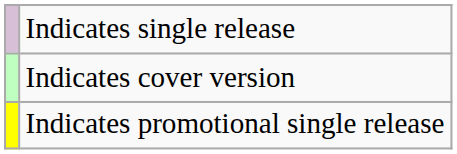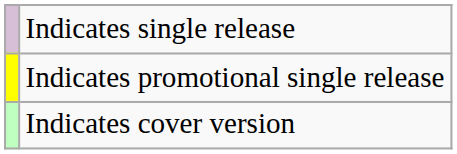rows swapped: (235, 124) <-> (160, 76)
